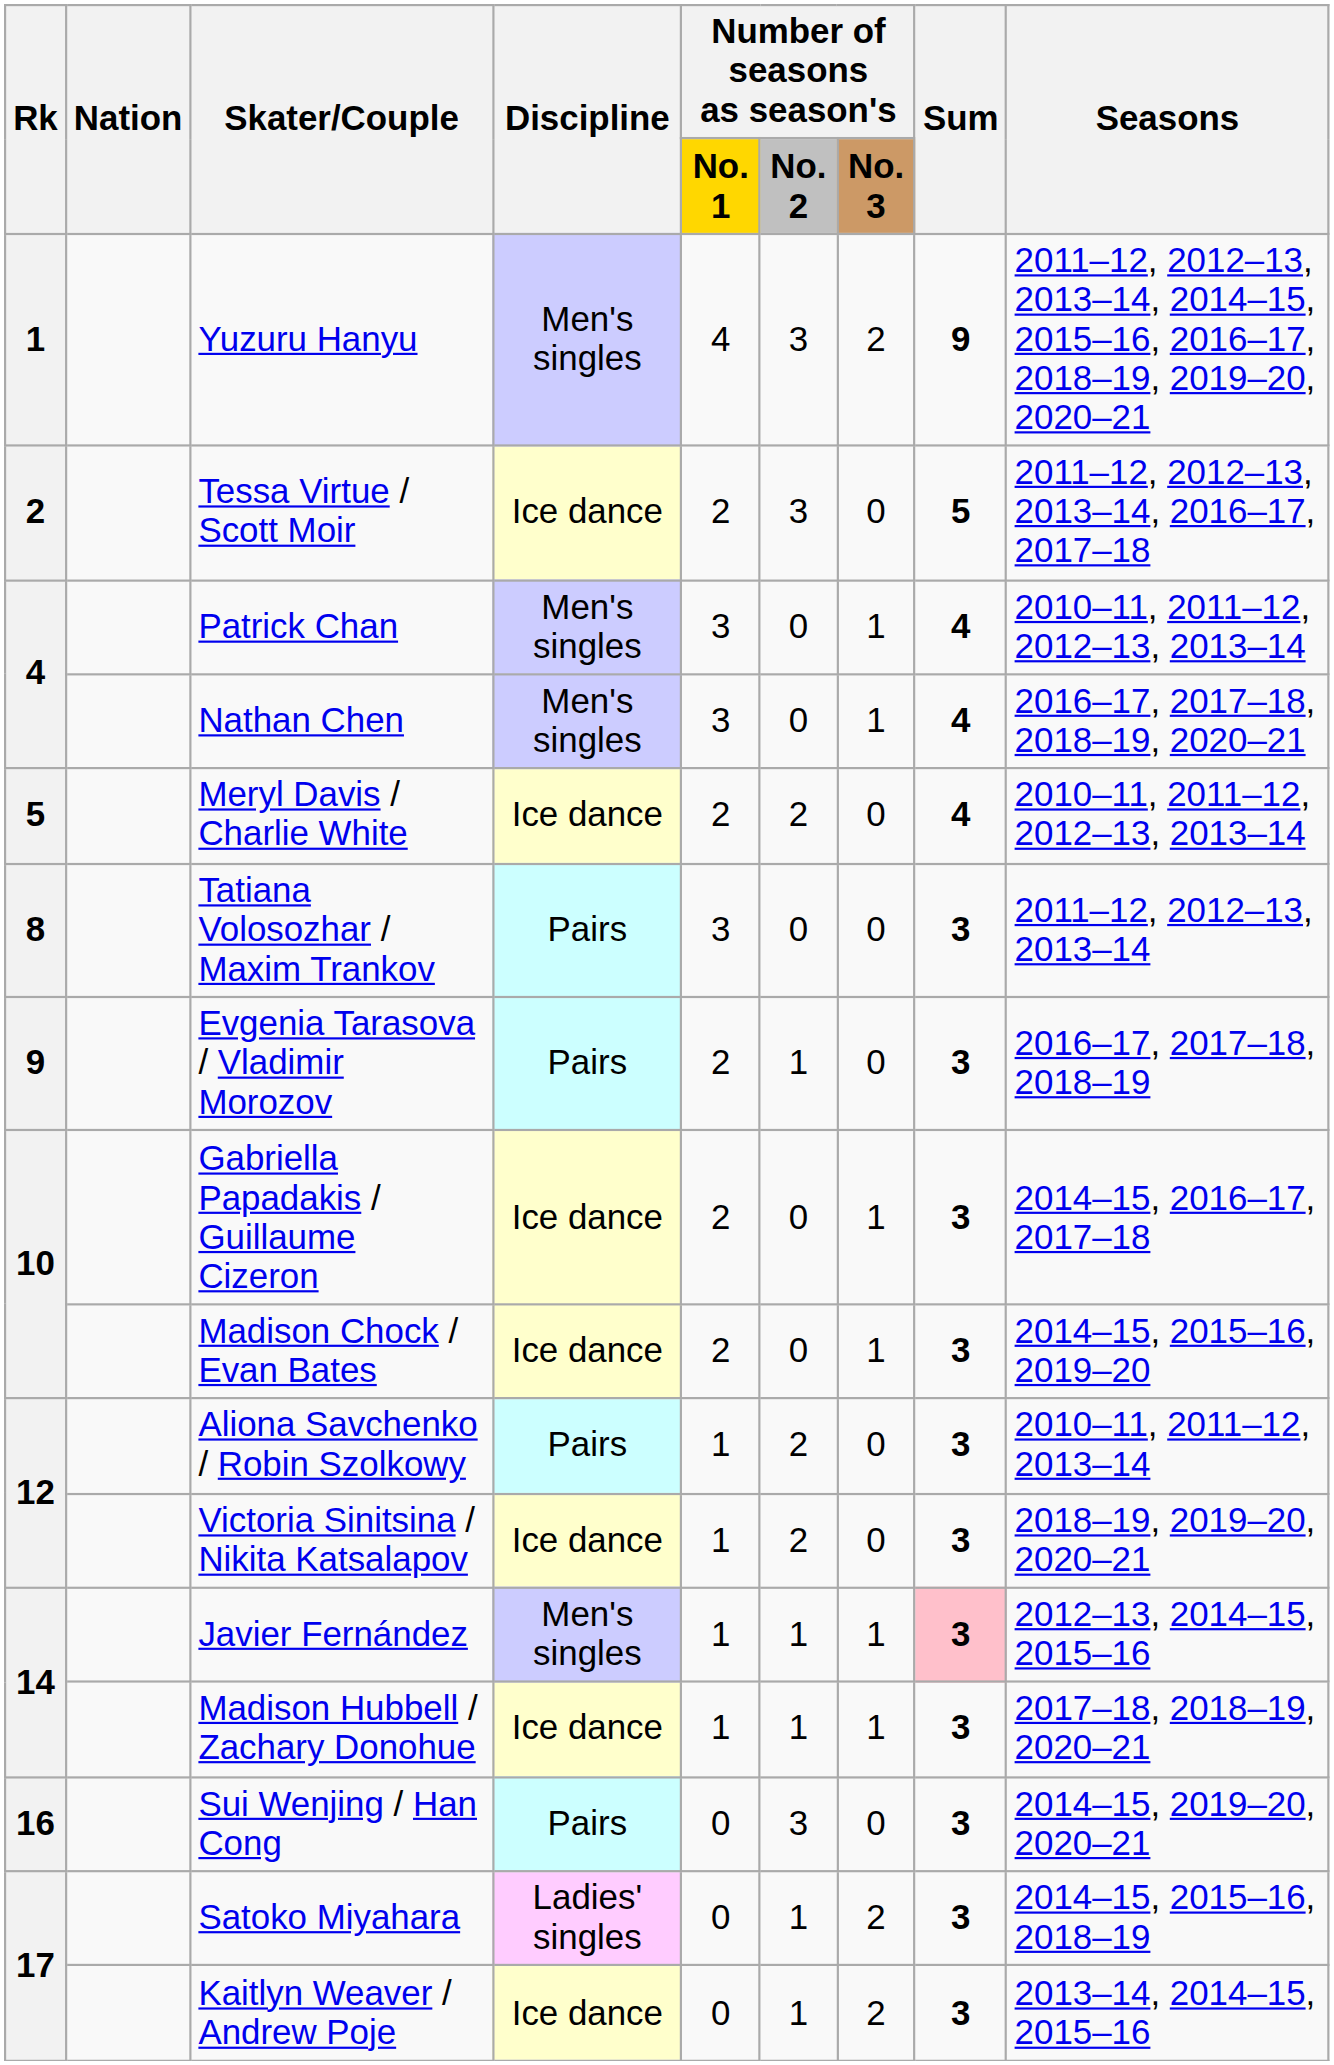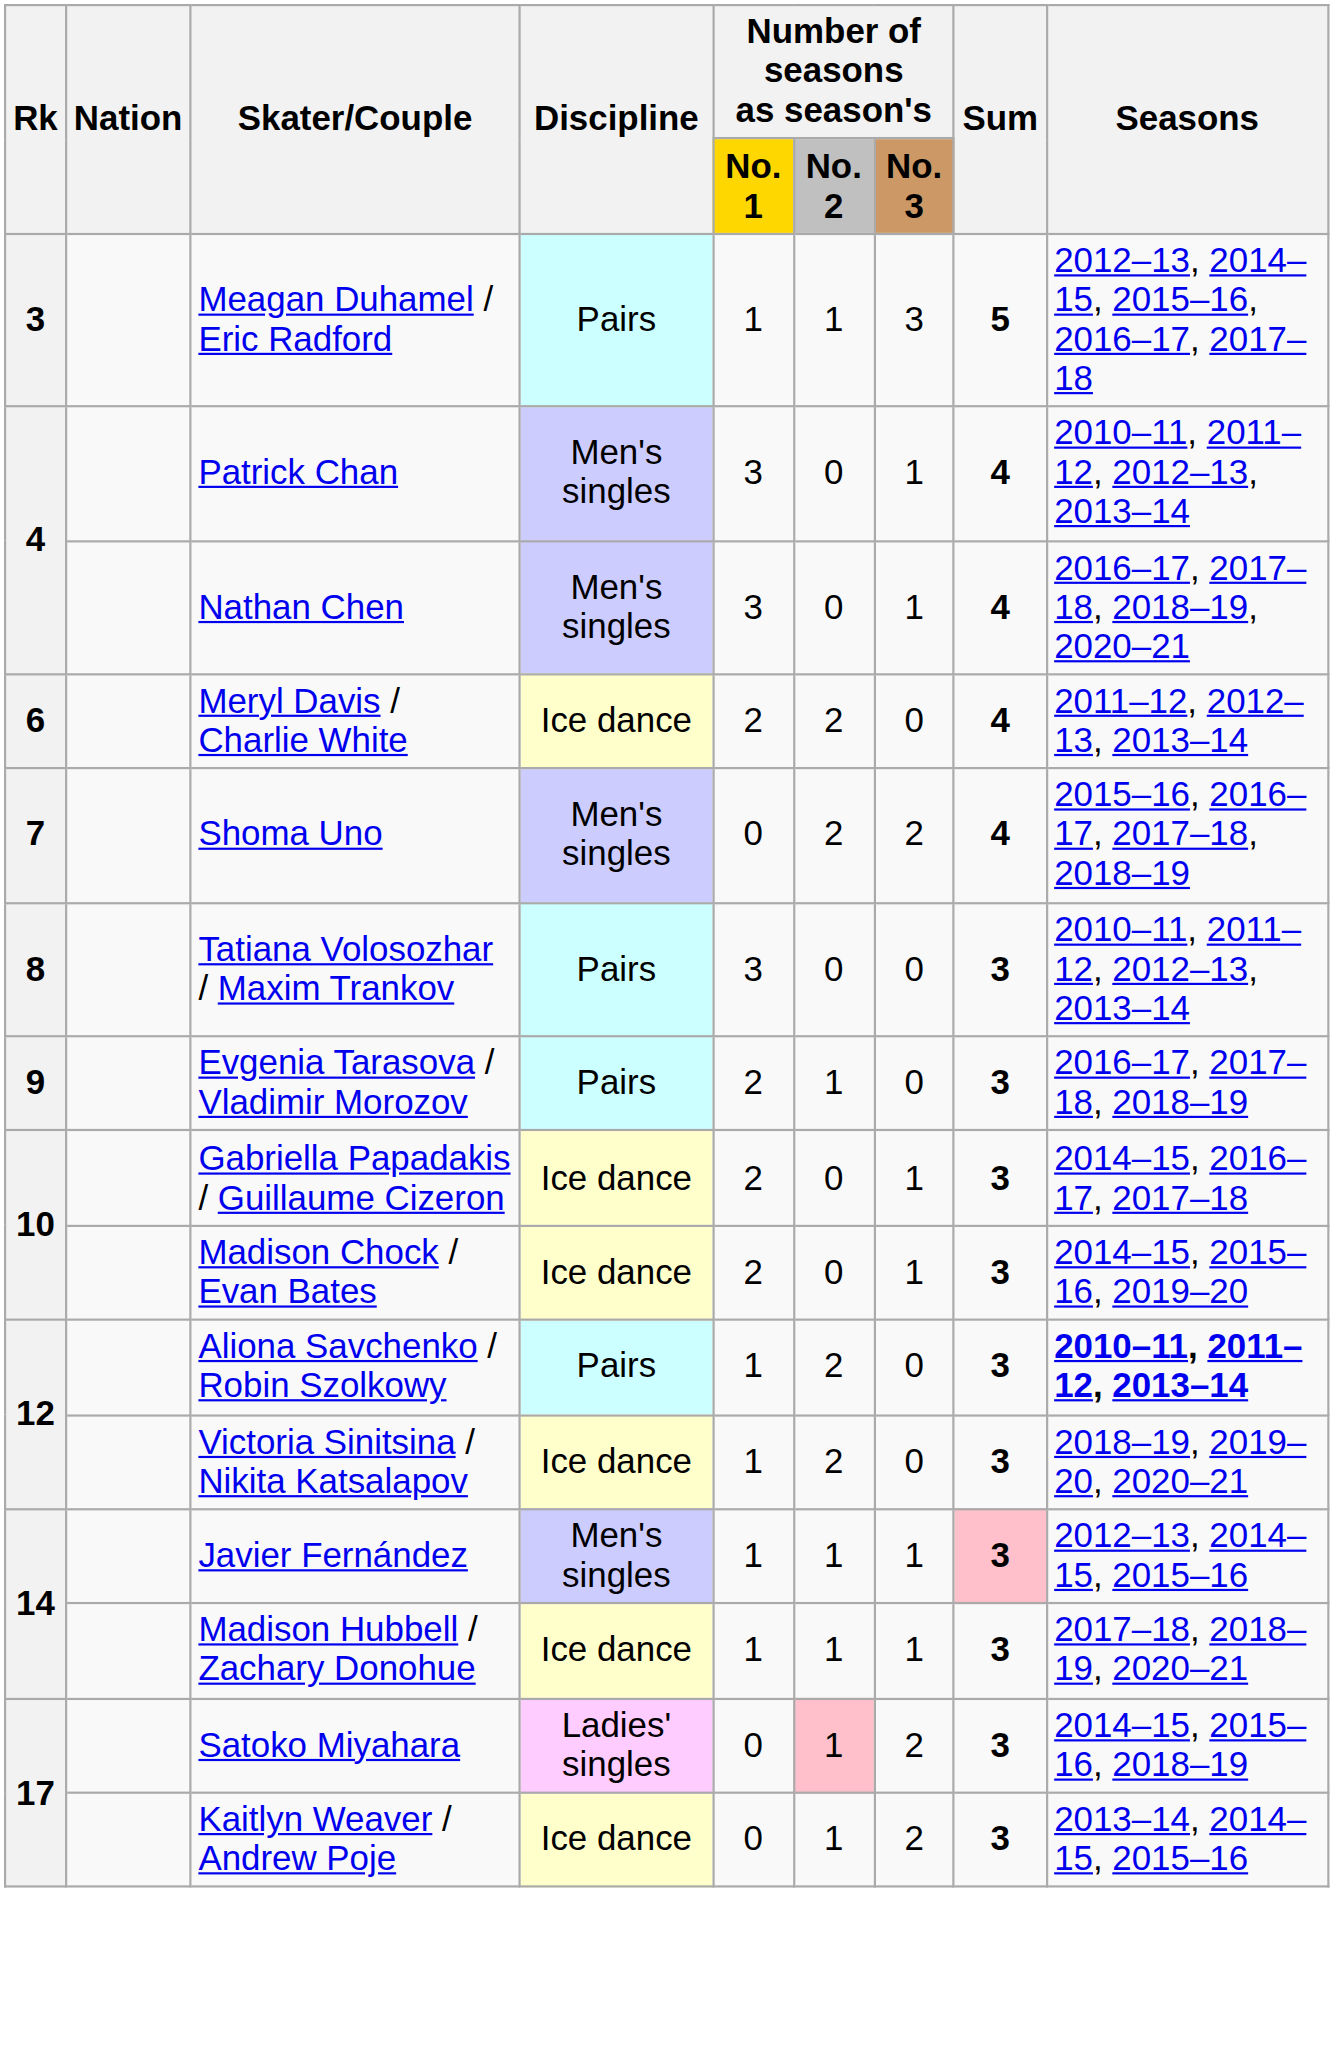- row: (308, 338)
- row: (304, 512)
+ row: (346, 319)
(35, 815) 5 -> (35, 720) 6
(1162, 815) 2010–11, 2011–12, 2012–13, 2013–14 -> (1179, 720) 2011–12, 2012–13, 2013–14
+ row: (290, 834)
(1164, 929) 2011–12, 2012–13, 2013–14 -> (1178, 968) 2010–11, 2011–12, 2012–13, 2013–14
(1162, 1445) normal -> (1178, 1366) bold
- row: (338, 1823)
(798, 1917) no background -> (834, 1744) pink background
